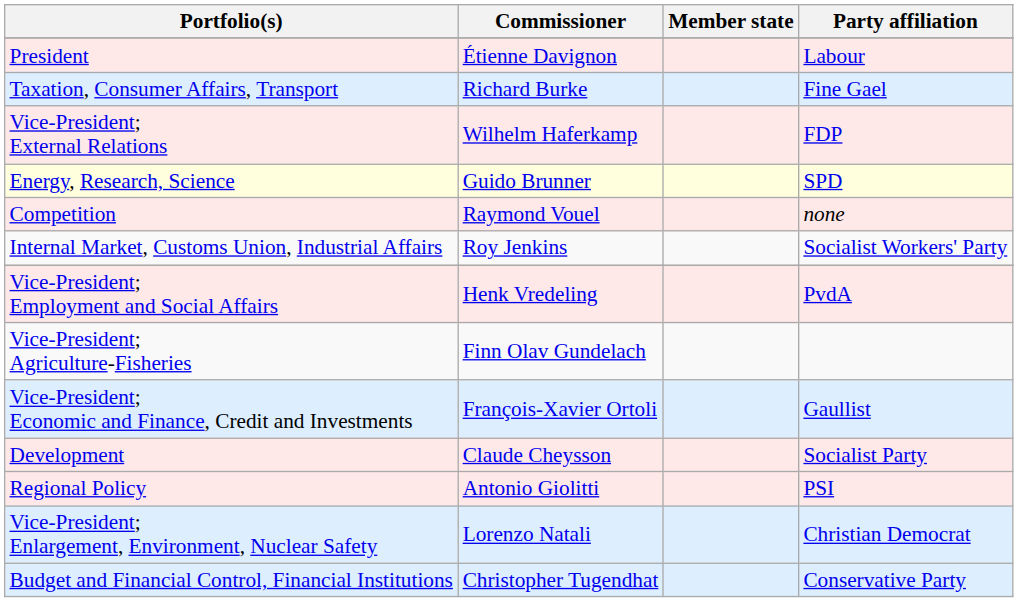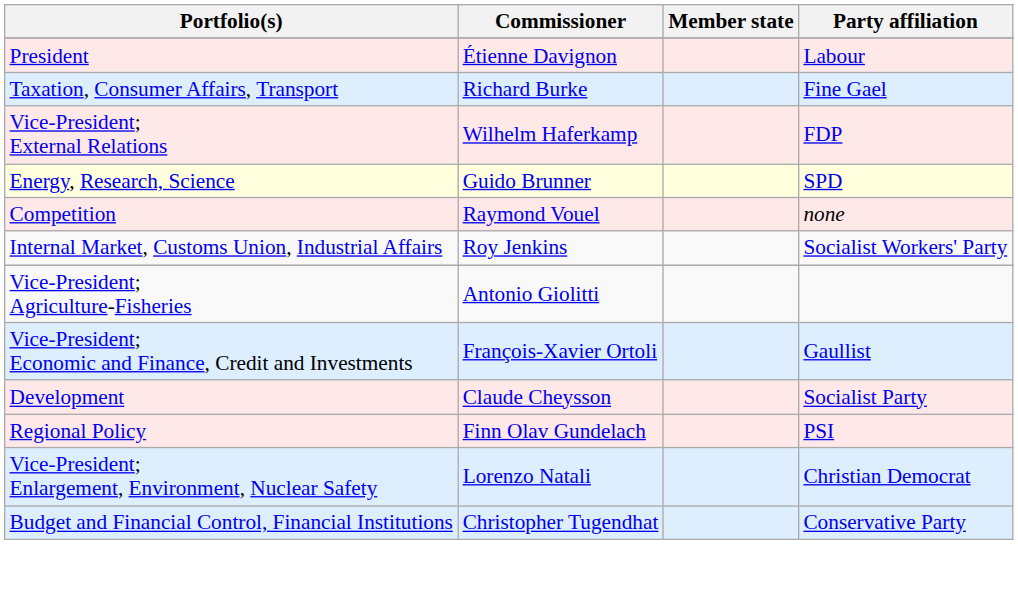- row: (144, 293)
(554, 351) Finn Olav Gundelach -> (531, 293) Antonio Giolitti
(531, 488) Antonio Giolitti -> (554, 430) Finn Olav Gundelach
